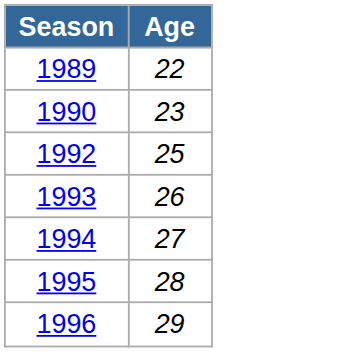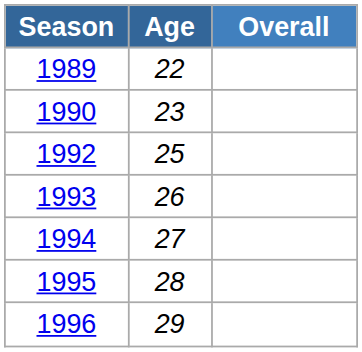+ column: (284, 26)
